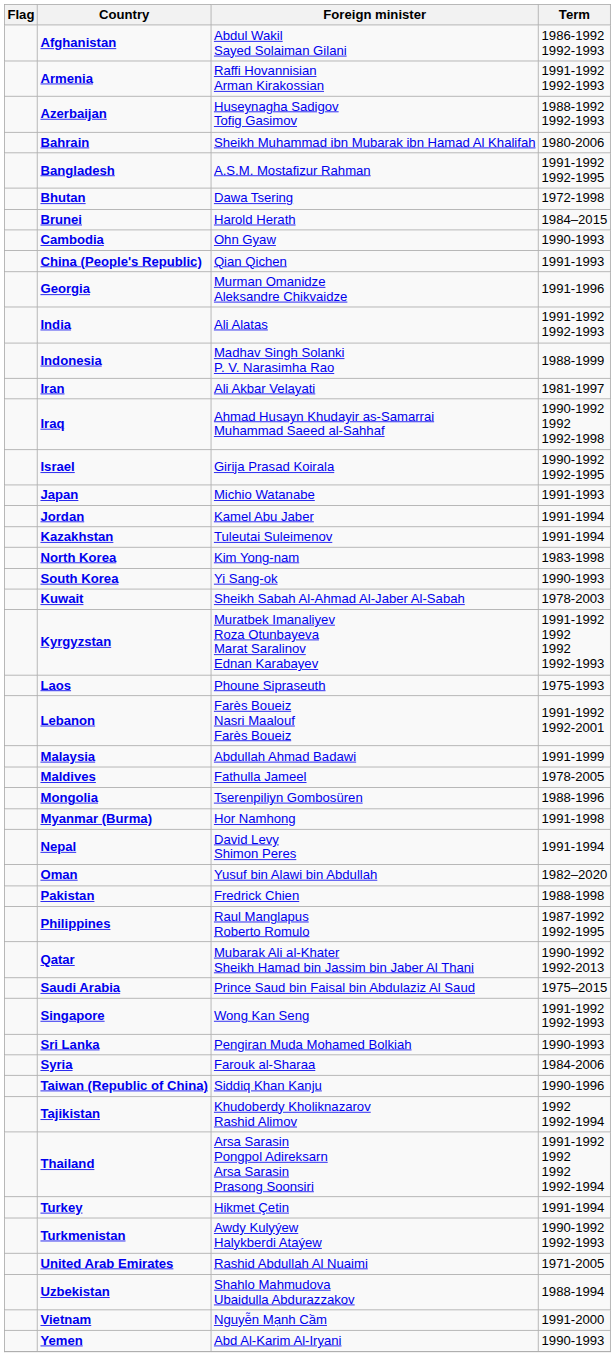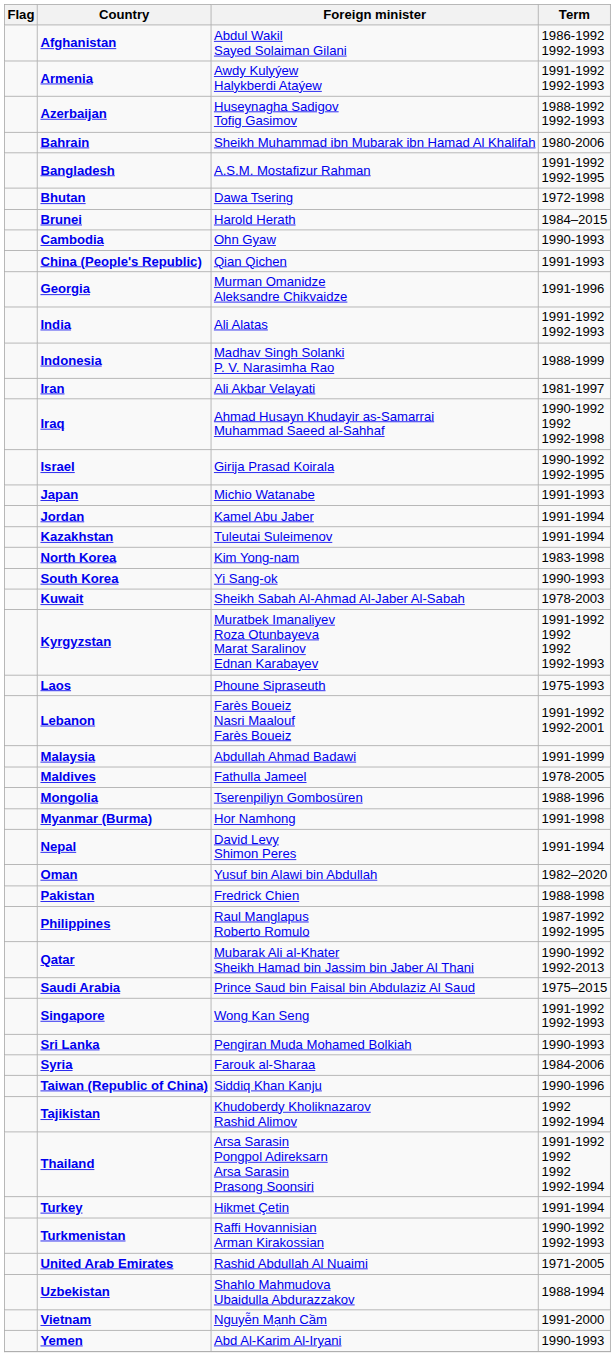(269, 78) Raffi Hovannisian Arman Kirakossian -> (268, 78) Awdy Kulyýew Halykberdi Ataýew
(268, 1235) Awdy Kulyýew Halykberdi Ataýew -> (269, 1235) Raffi Hovannisian Arman Kirakossian
